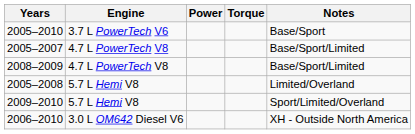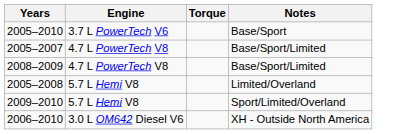- column: (206, 13)
